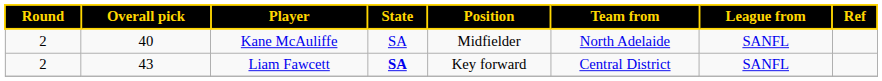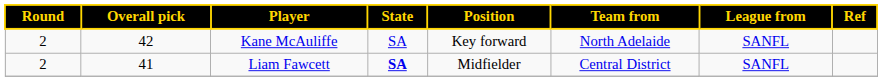(146, 41) 40 -> (146, 41) 42
(489, 41) Midfielder -> (489, 41) Key forward
(146, 64) 43 -> (146, 64) 41
(489, 64) Key forward -> (489, 64) Midfielder
